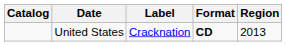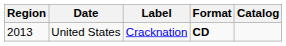columns swapped: (260, 13) <-> (28, 13)
